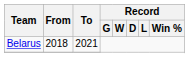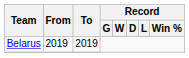(57, 44) 2018 -> (57, 44) 2019
(87, 44) 2021 -> (87, 44) 2019
